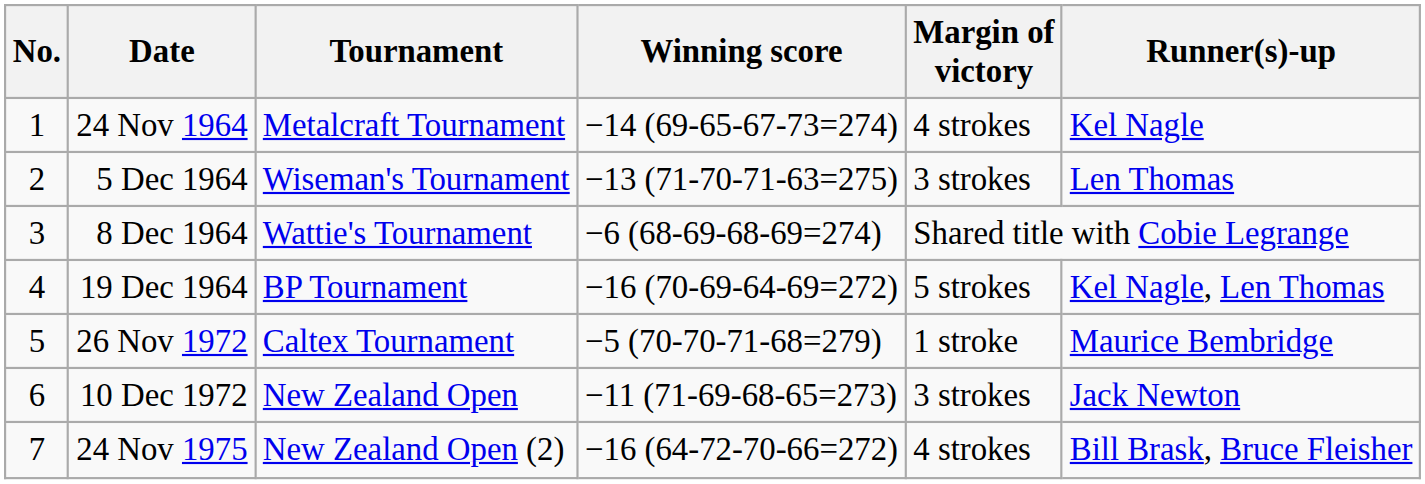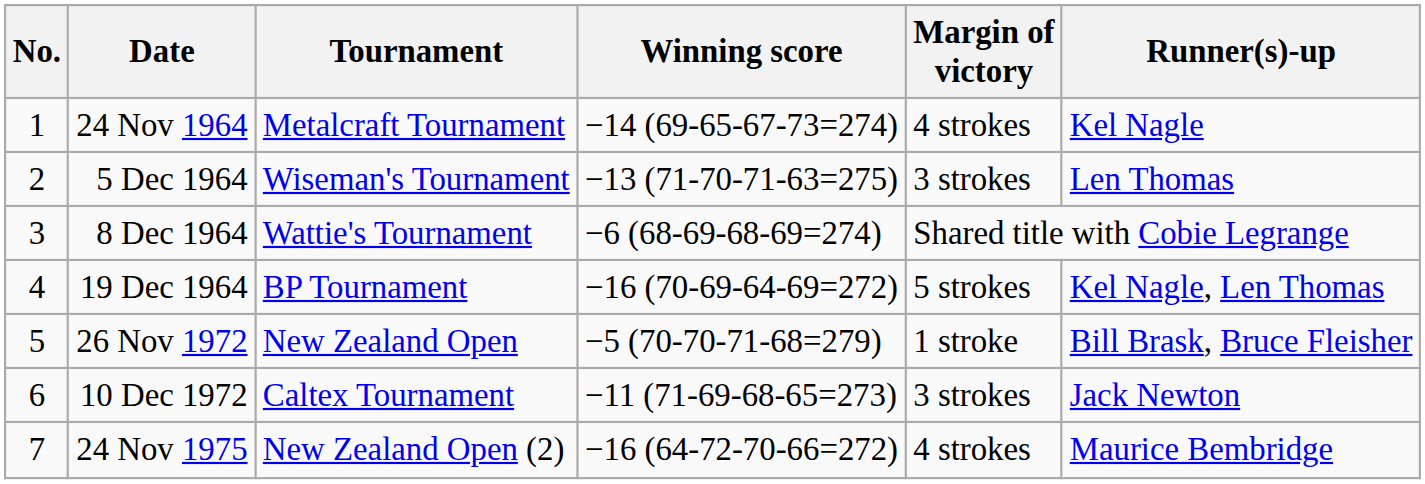(388, 341) Caltex Tournament -> (390, 341) New Zealand Open
(1201, 341) Maurice Bembridge -> (1241, 341) Bill Brask, Bruce Fleisher
(390, 395) New Zealand Open -> (388, 395) Caltex Tournament
(1241, 449) Bill Brask, Bruce Fleisher -> (1201, 449) Maurice Bembridge
